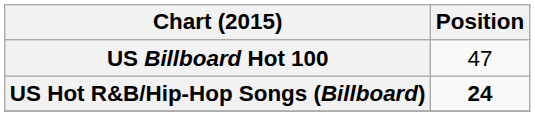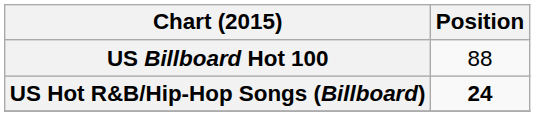(480, 57) 47 -> (480, 57) 88
